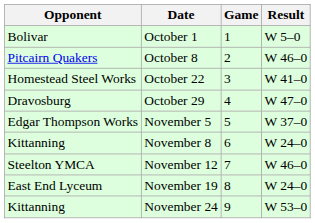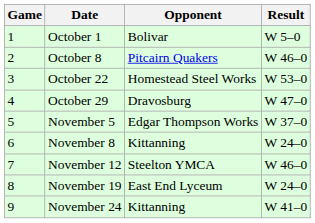columns swapped: (241, 15) <-> (73, 15)
(286, 79) W 41–0 -> (286, 79) W 53–0
(286, 206) W 53–0 -> (286, 206) W 41–0
